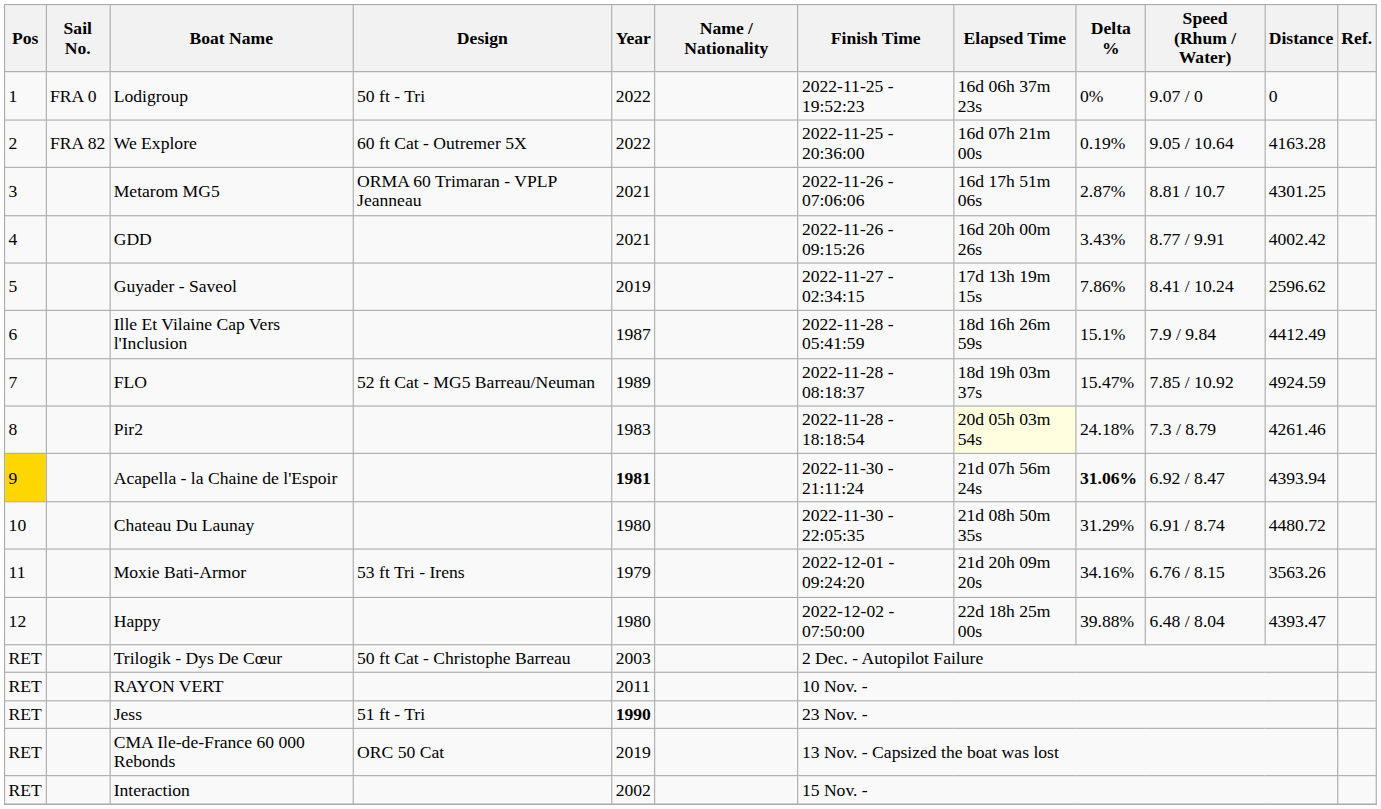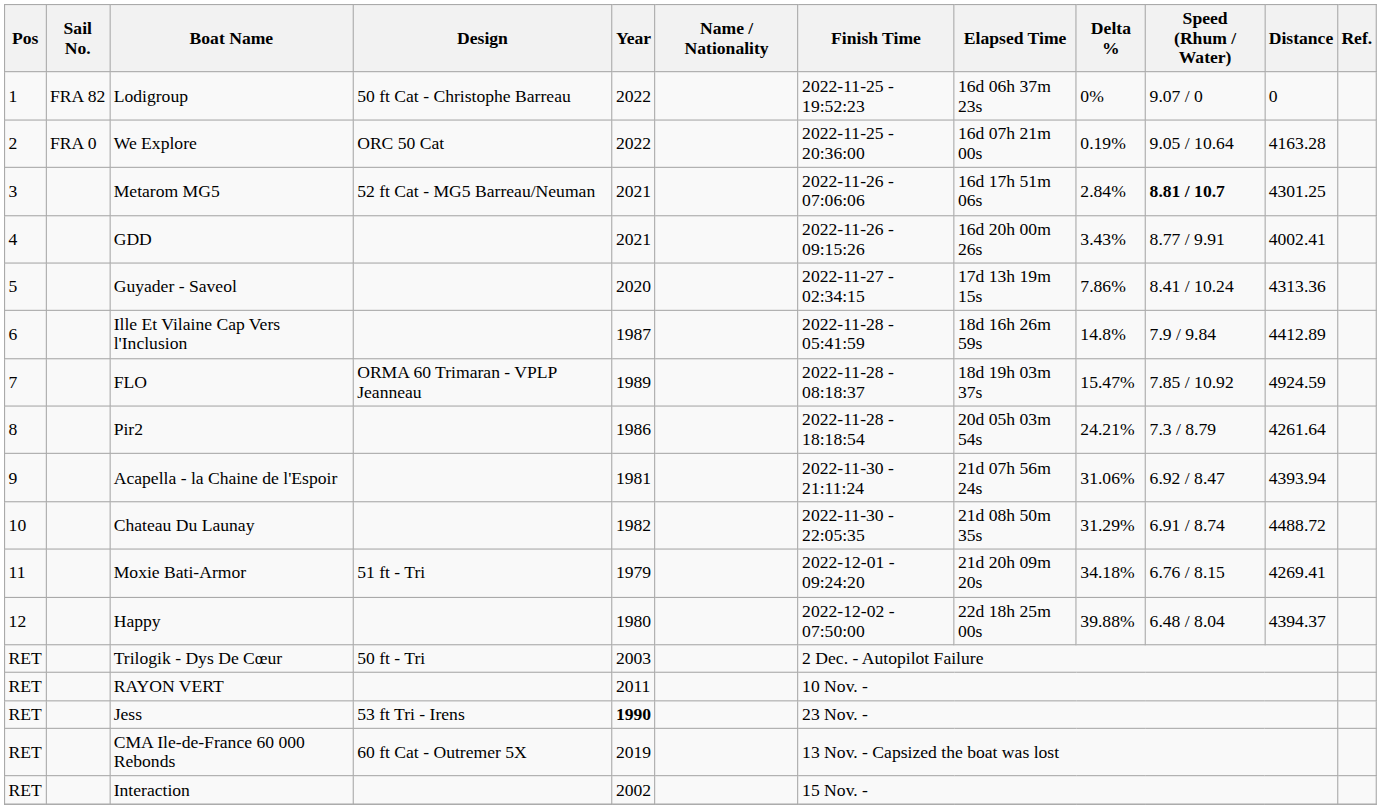(73, 95) FRA 0 -> (78, 95) FRA 82
(391, 95) 50 ft - Tri -> (464, 95) 50 ft Cat - Christophe Barreau
(78, 143) FRA 82 -> (73, 143) FRA 0
(442, 143) 60 ft Cat - Outremer 5X -> (401, 143) ORC 50 Cat
(457, 191) ORMA 60 Trimaran - VPLP Jeanneau -> (476, 191) 52 ft Cat - MG5 Barreau/Neuman
(1103, 191) 2.87% -> (1103, 191) 2.84%
(1187, 191) normal -> (1187, 191) bold
(1297, 239) 4002.42 -> (1297, 239) 4002.41
(633, 286) 2019 -> (633, 286) 2020
(1297, 286) 2596.62 -> (1297, 286) 4313.36
(1103, 334) 15.1% -> (1103, 334) 14.8%
(1297, 334) 4412.49 -> (1297, 334) 4412.89
(476, 382) 52 ft Cat - MG5 Barreau/Neuman -> (457, 382) ORMA 60 Trimaran - VPLP Jeanneau
(633, 429) 1983 -> (633, 429) 1986
(1004, 429) lightyellow background -> (1004, 429) no background
(1107, 429) 24.18% -> (1107, 429) 24.21%
(1297, 429) 4261.46 -> (1297, 429) 4261.64
(13, 477) gold background -> (13, 477) no background
(633, 477) bold -> (633, 477) normal
(1109, 477) bold -> (1107, 477) normal
(633, 525) 1980 -> (633, 525) 1982
(1297, 525) 4480.72 -> (1297, 525) 4488.72
(411, 572) 53 ft Tri - Irens -> (391, 572) 51 ft - Tri
(1107, 572) 34.16% -> (1107, 572) 34.18%
(1297, 572) 3563.26 -> (1297, 572) 4269.41
(1297, 620) 4393.47 -> (1297, 620) 4394.37
(464, 658) 50 ft Cat - Christophe Barreau -> (391, 658) 50 ft - Tri
(391, 714) 51 ft - Tri -> (411, 714) 53 ft Tri - Irens
(401, 752) ORC 50 Cat -> (442, 752) 60 ft Cat - Outremer 5X
